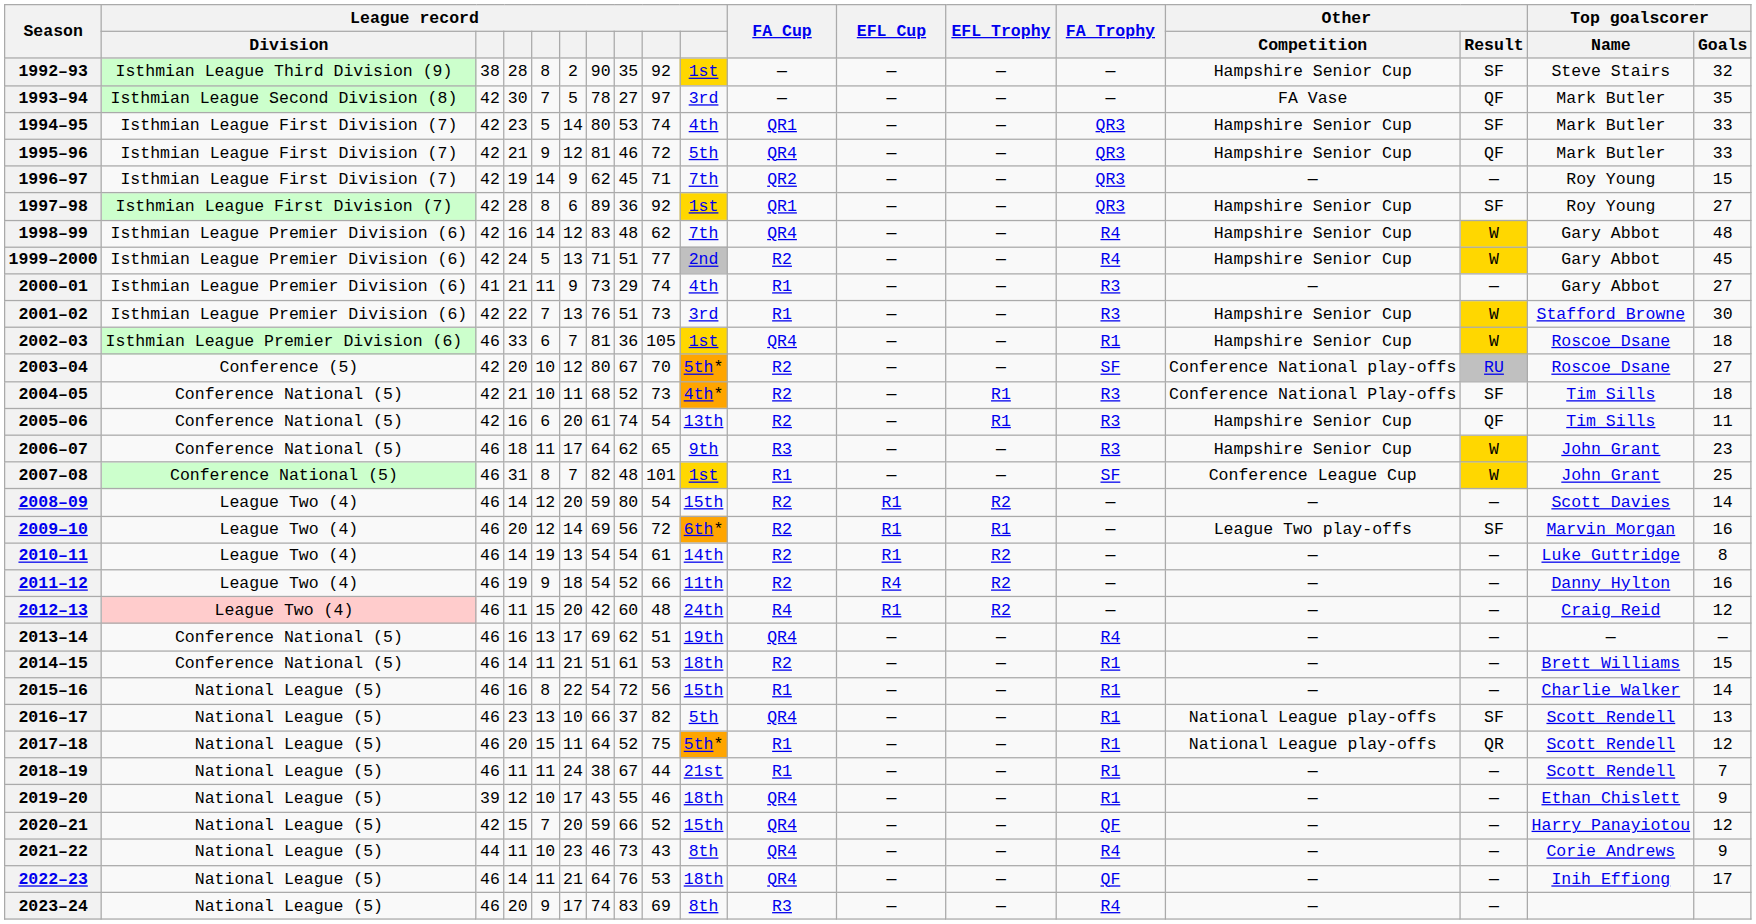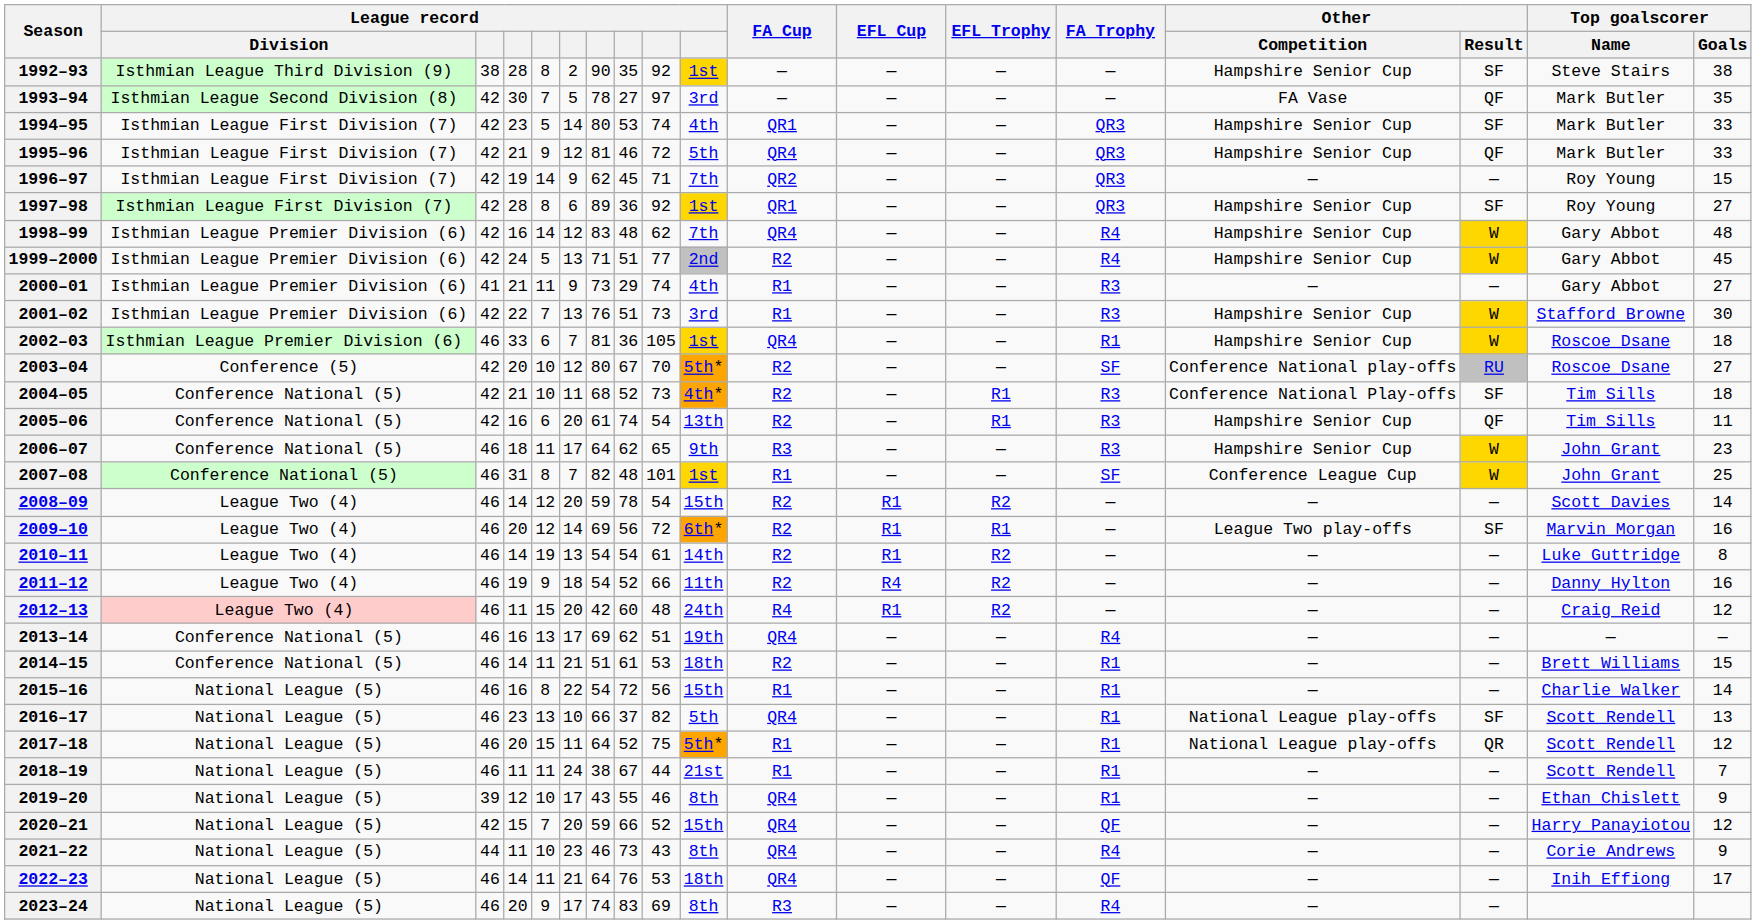(1723, 72) 32 -> (1723, 72) 38
(628, 502) 80 -> (628, 502) 78
(704, 798) 18th -> (704, 798) 8th
